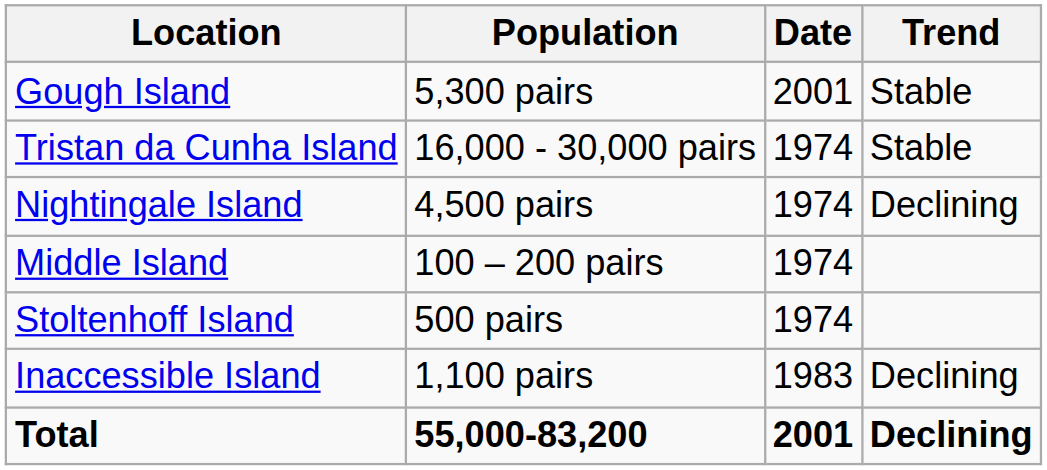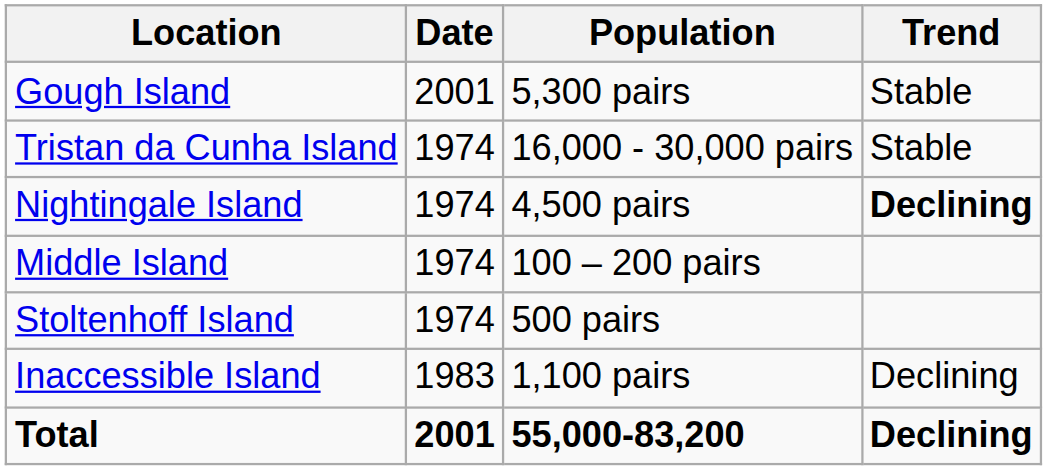columns swapped: (585, 33) <-> (813, 33)
(944, 205) normal -> (951, 205) bold
